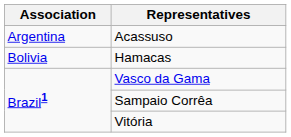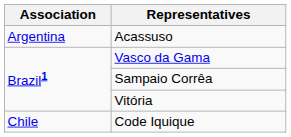- row: (143, 57)
+ row: (154, 121)
